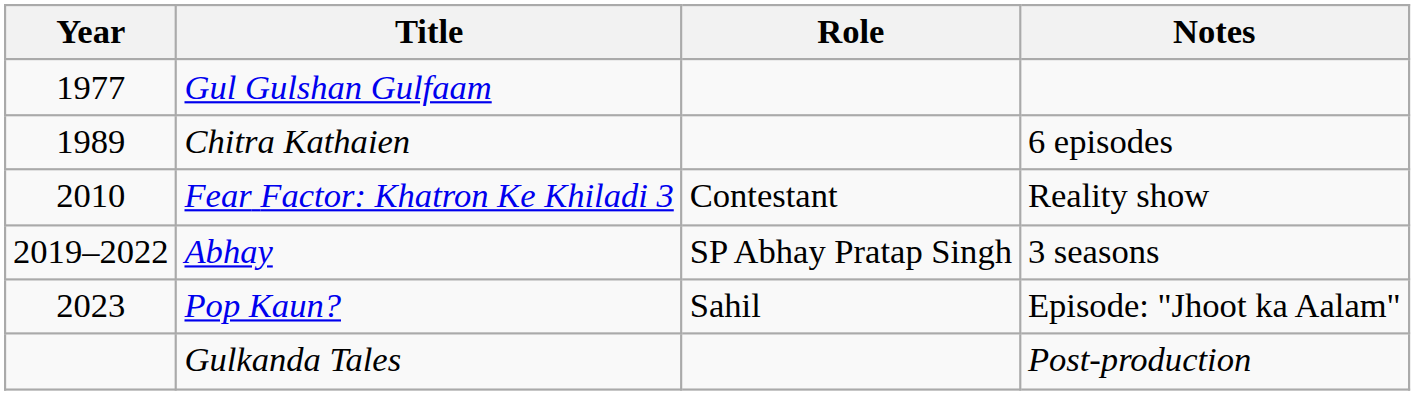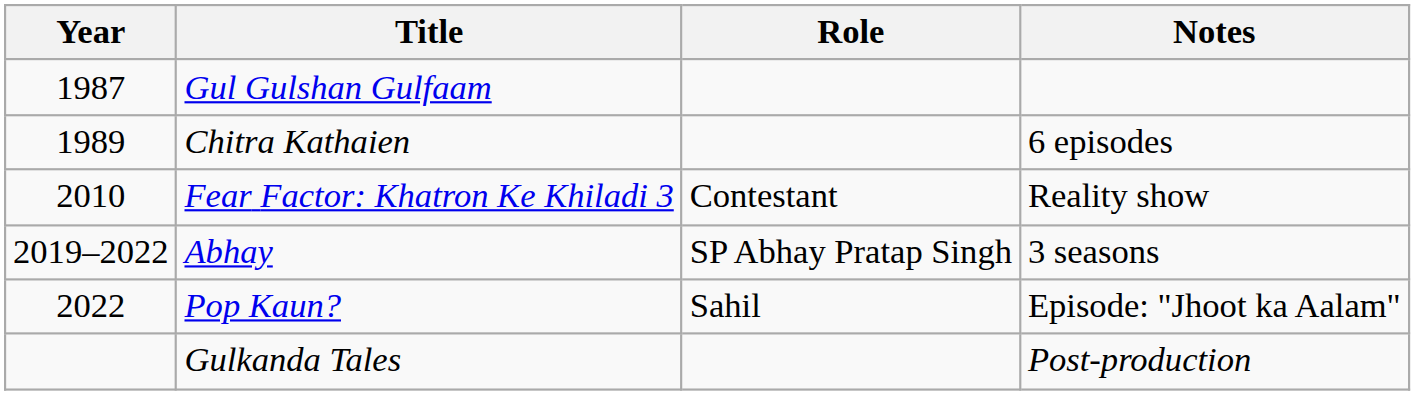(91, 86) 1977 -> (91, 86) 1987
(91, 305) 2023 -> (91, 305) 2022
